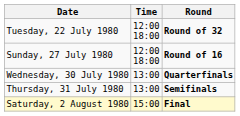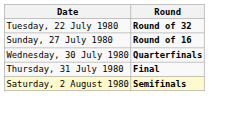- column: (146, 12)
(191, 90) Semifinals -> (146, 69) Final
(177, 104) Final -> (160, 84) Semifinals
